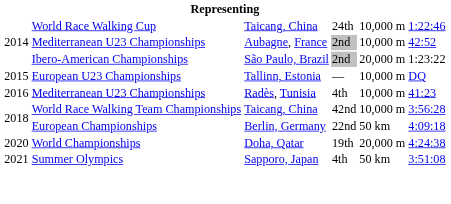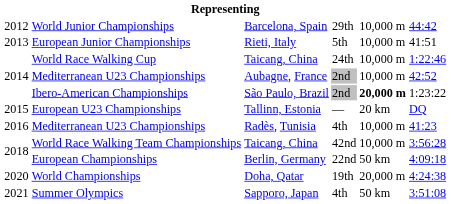+ row: (103, 25)
+ row: (111, 42)
(382, 59) normal -> (383, 92) bold
(382, 76) 10,000 m -> (375, 109) 20 km
